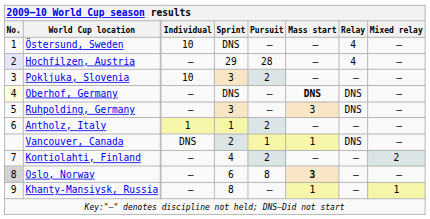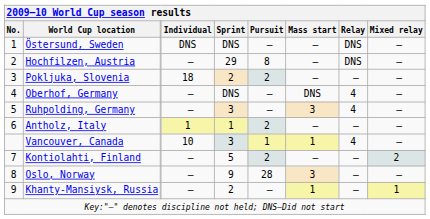(188, 45) 10 -> (188, 45) DNS
(353, 45) 4 -> (353, 45) DNS
(14, 61) lavender background -> (14, 61) no background
(267, 61) 28 -> (267, 61) 8
(353, 61) 4 -> (353, 61) DNS
(188, 78) 10 -> (188, 78) 18
(231, 78) 3 -> (231, 78) 2
(14, 94) lightyellow background -> (14, 94) no background
(312, 94) bold -> (312, 94) normal
(353, 94) DNS -> (353, 94) 4
(353, 110) DNS -> (353, 110) 4
(188, 142) DNS -> (188, 142) 10
(231, 142) 2 -> (231, 142) 3
(353, 142) DNS -> (353, 142) 4
(231, 158) 4 -> (231, 158) 5
(14, 174) lightgrey background -> (14, 174) no background
(231, 174) 6 -> (231, 174) 9
(267, 174) 8 -> (267, 174) 28
(312, 174) bold -> (312, 174) normal
(231, 190) 8 -> (231, 190) 2
